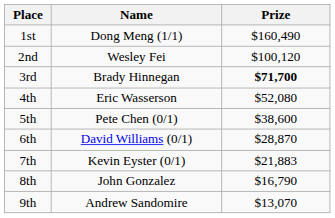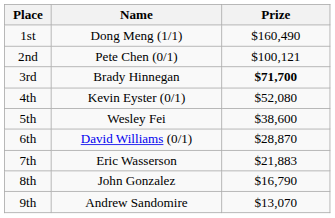(136, 56) Wesley Fei -> (136, 56) Pete Chen (0/1)
(276, 56) $100,120 -> (276, 56) $100,121
(136, 98) Eric Wasserson -> (136, 98) Kevin Eyster (0/1)
(136, 118) Pete Chen (0/1) -> (136, 118) Wesley Fei
(136, 160) Kevin Eyster (0/1) -> (136, 160) Eric Wasserson
